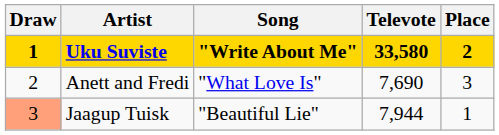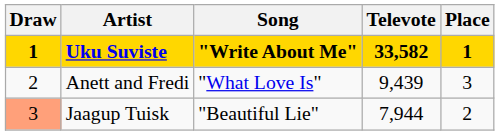(401, 51) 33,580 -> (401, 51) 33,582
(467, 51) 2 -> (467, 51) 1
(401, 82) 7,690 -> (401, 82) 9,439
(467, 113) 1 -> (467, 113) 2
